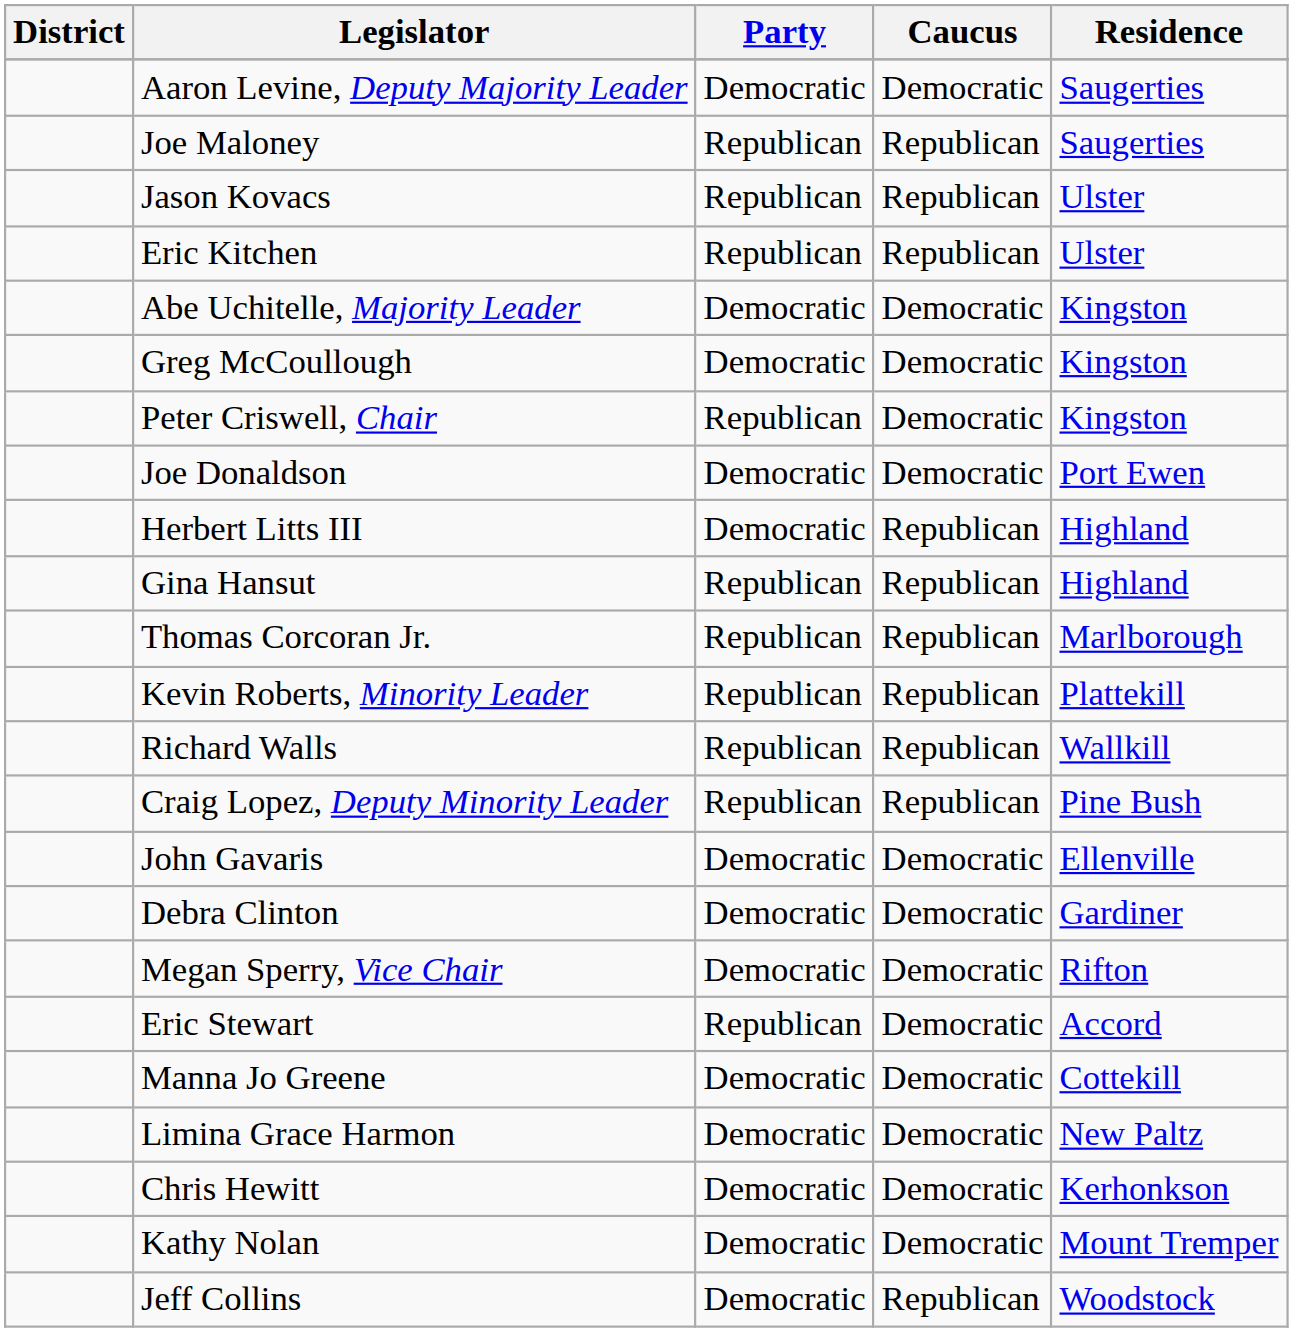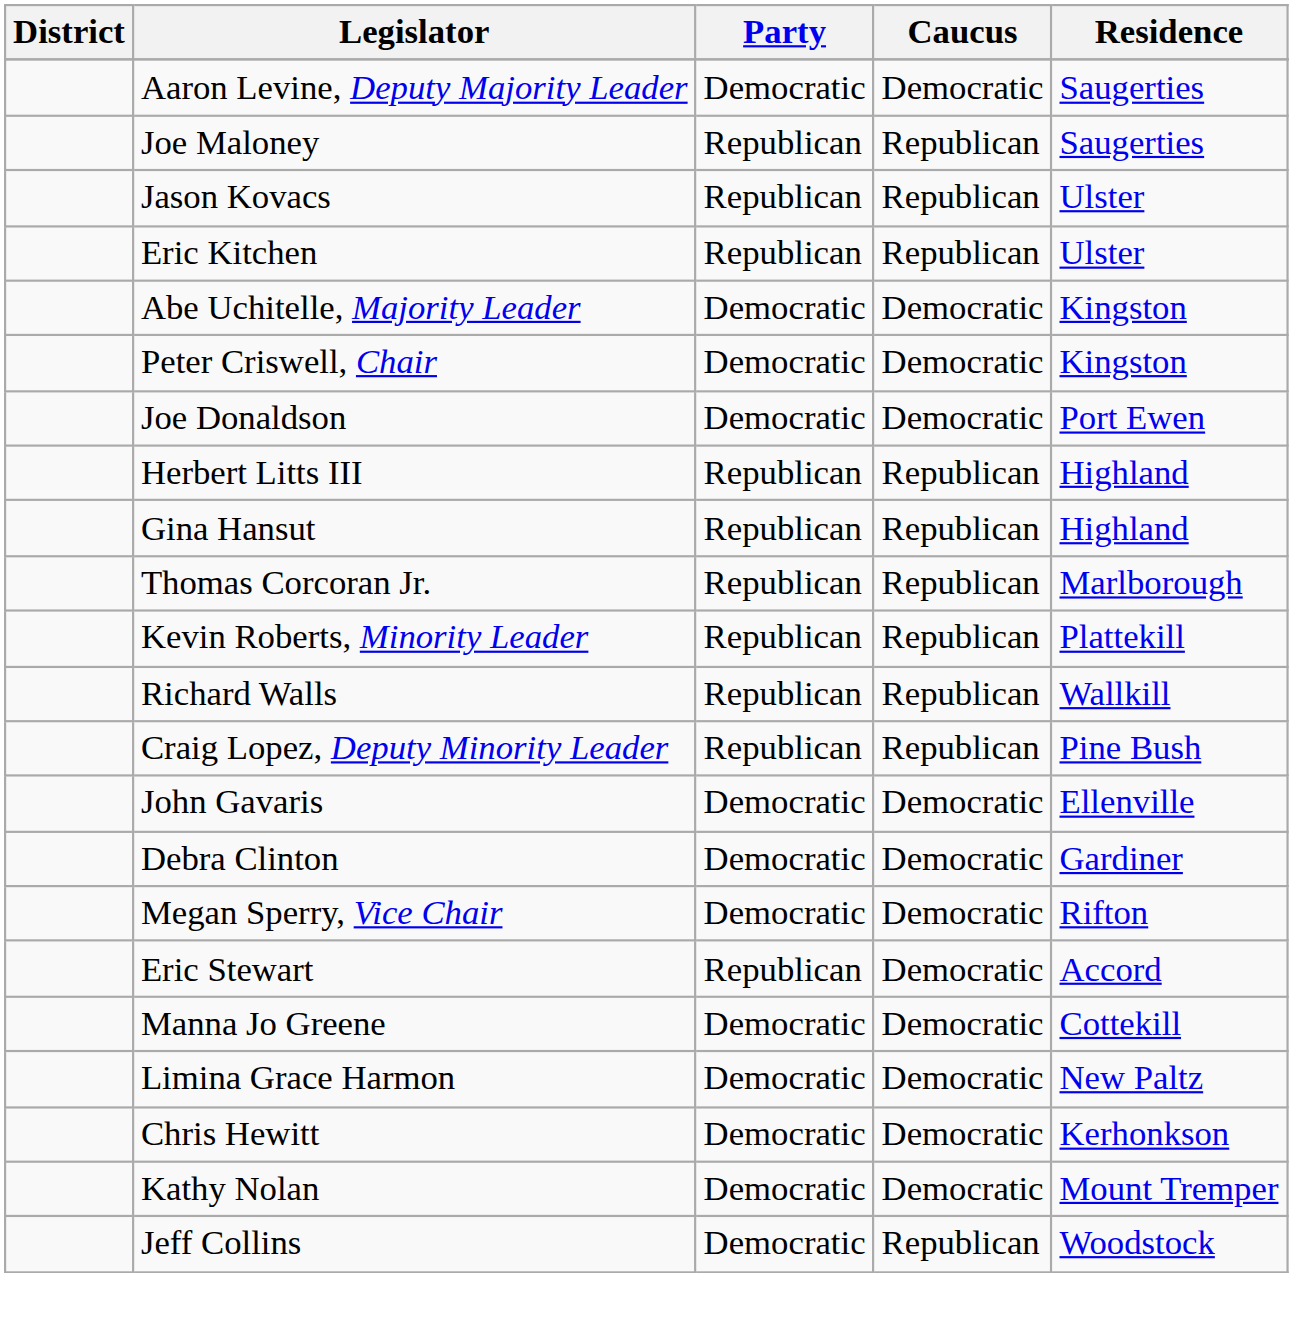- row: (276, 362)
(783, 417) Republican -> (785, 362) Democratic
(785, 527) Democratic -> (783, 472) Republican
